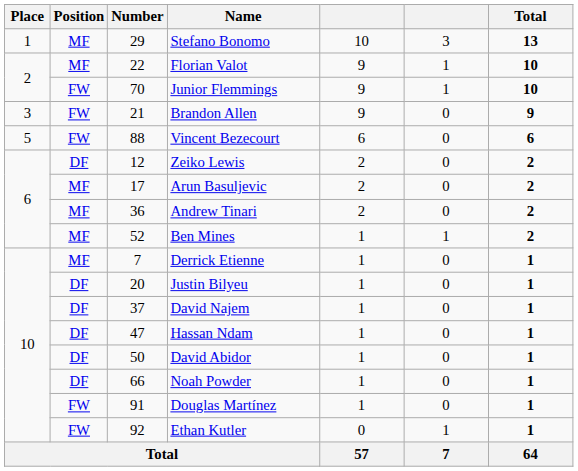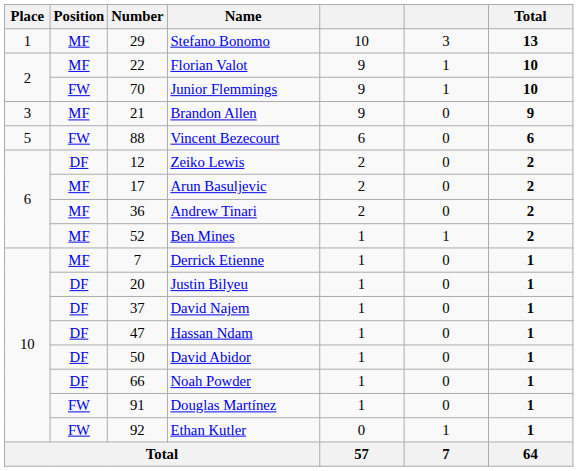(79, 114) FW -> (79, 114) MF
